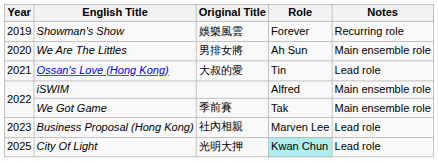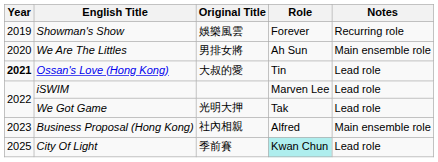(19, 70) normal -> (19, 70) bold
(286, 89) Alfred -> (300, 89) Marven Lee
(383, 89) Main ensemble role -> (358, 89) Lead role
(215, 107) 季前賽 -> (221, 107) 光明大押
(383, 108) Main ensemble role -> (358, 108) Lead role
(300, 127) Marven Lee -> (286, 127) Alfred
(358, 127) Lead role -> (383, 127) Main ensemble role
(221, 146) 光明大押 -> (215, 146) 季前賽
